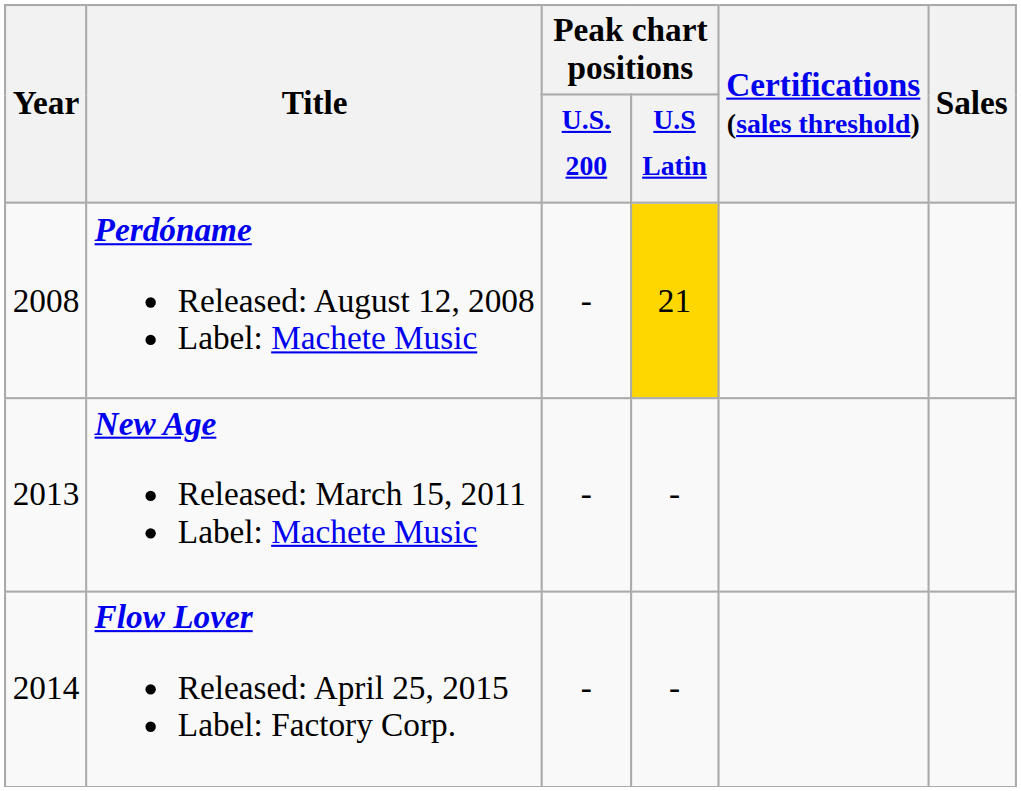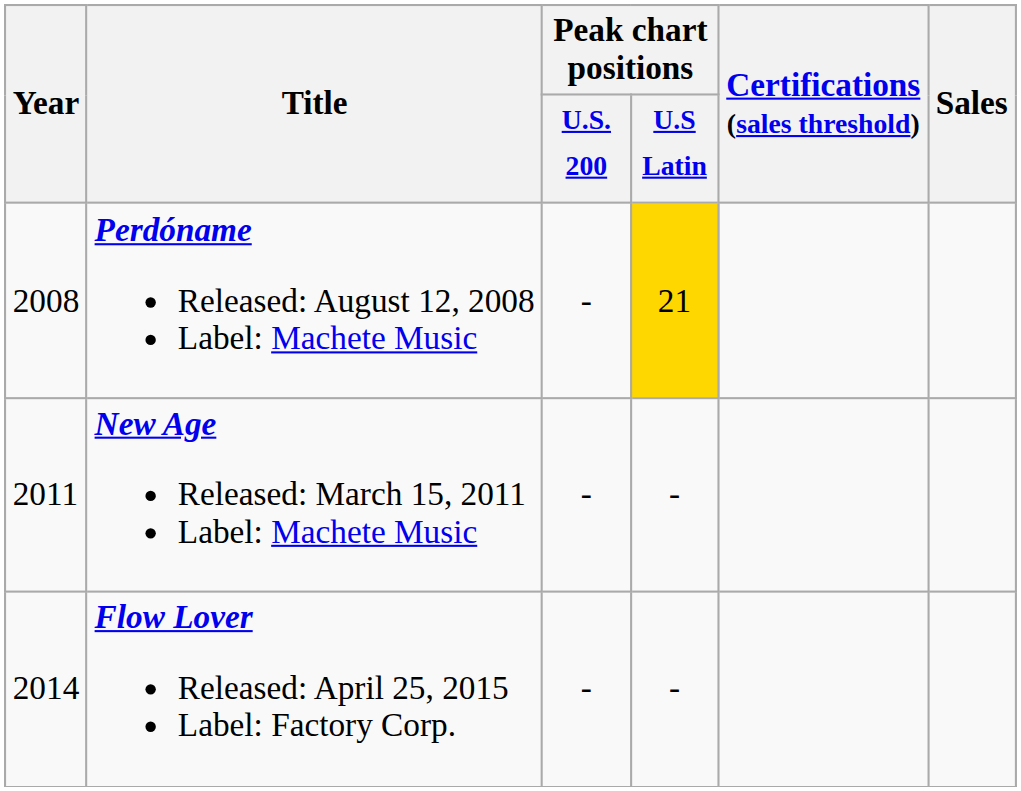(46, 494) 2013 -> (45, 494) 2011
